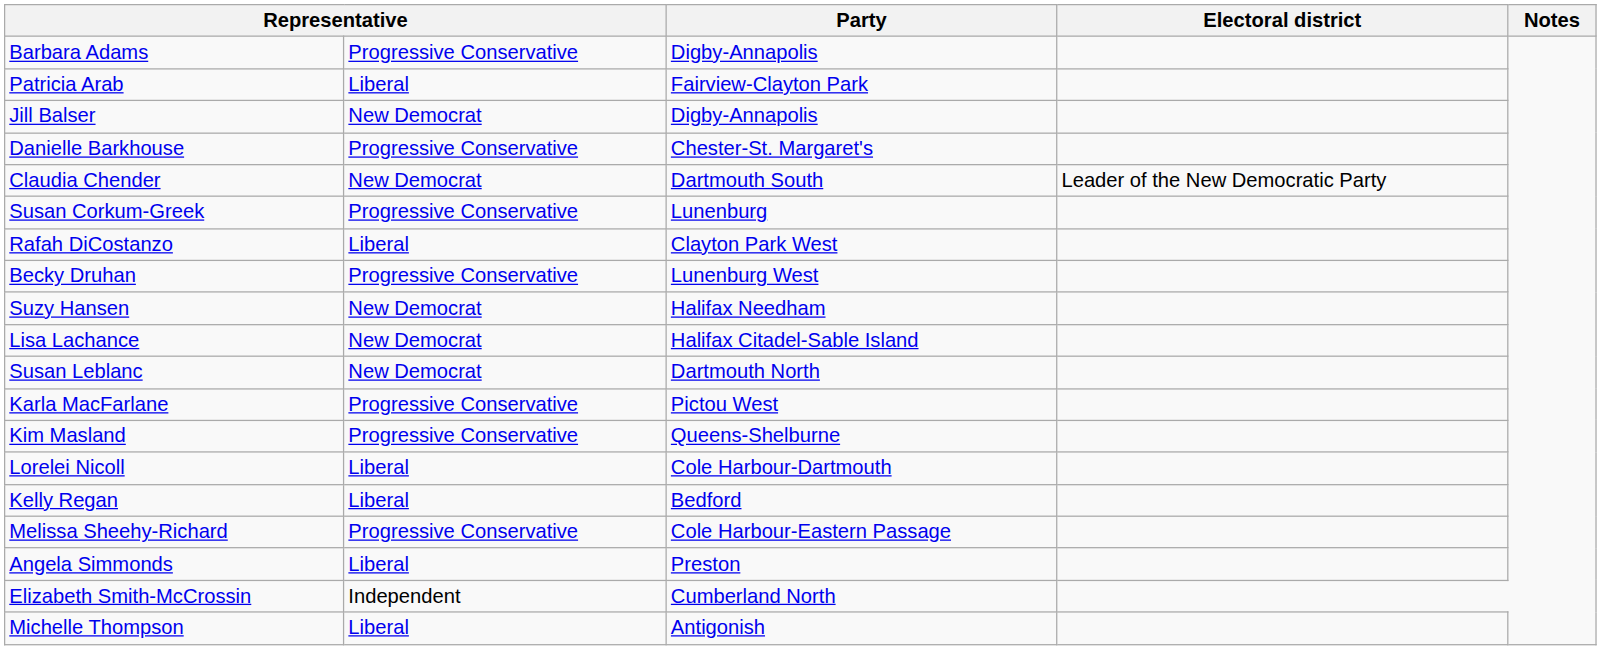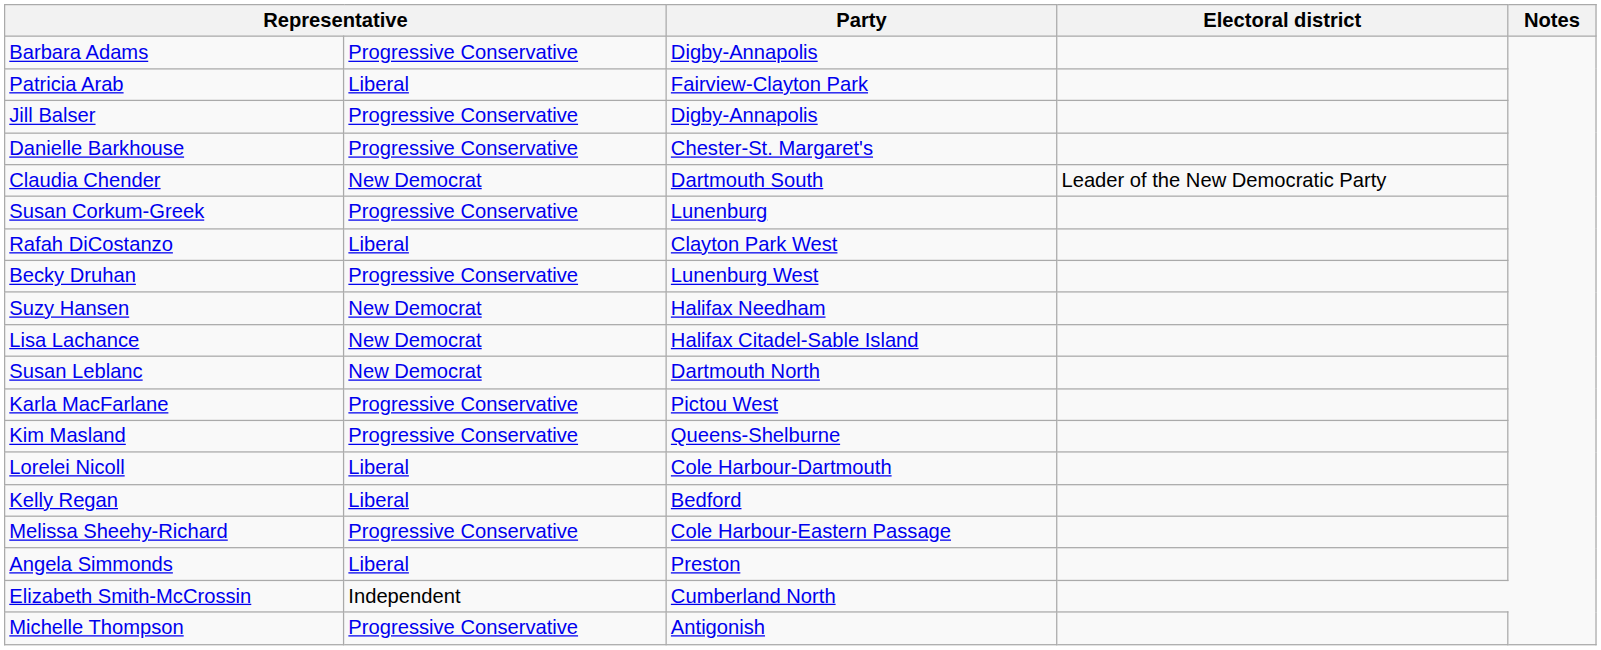(415, 116) New Democrat -> (463, 116) Progressive Conservative
(379, 627) Liberal -> (463, 627) Progressive Conservative
